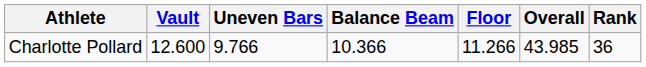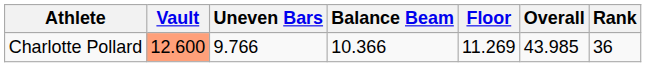(178, 47) no background -> (178, 47) lightsalmon background
(489, 47) 11.266 -> (489, 47) 11.269
